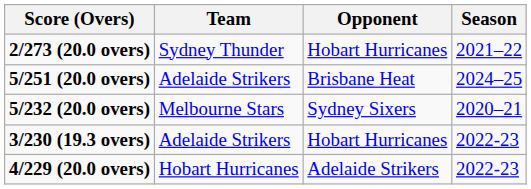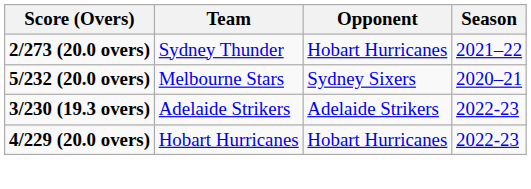- row: (79, 79)
(377, 139) Hobart Hurricanes -> (373, 109) Adelaide Strikers
(373, 169) Adelaide Strikers -> (377, 139) Hobart Hurricanes
